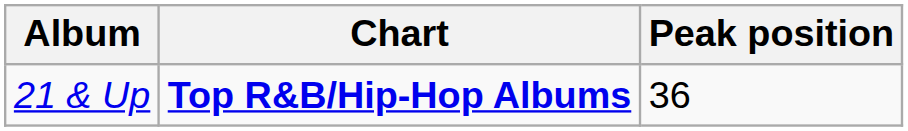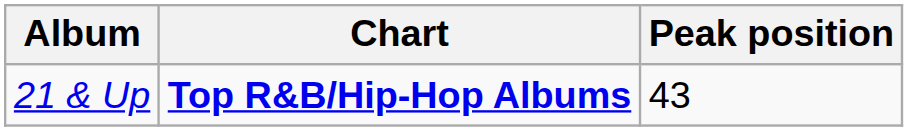(670, 94) 36 -> (670, 94) 43
